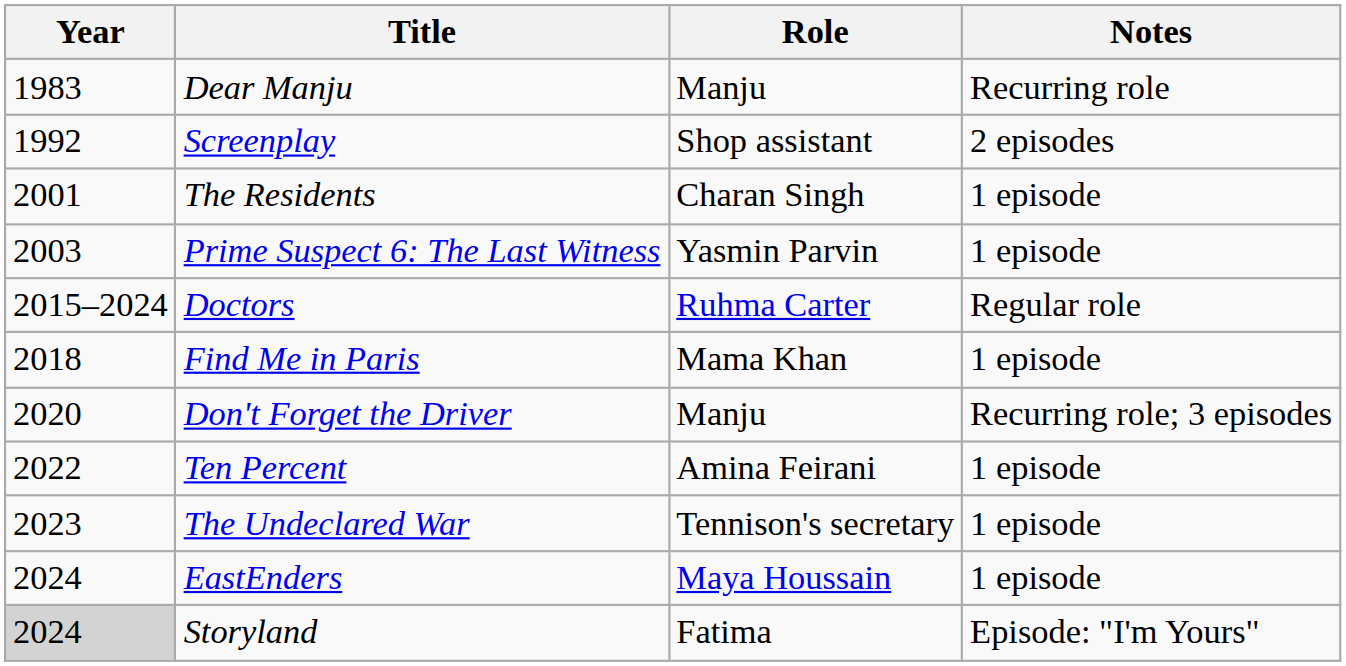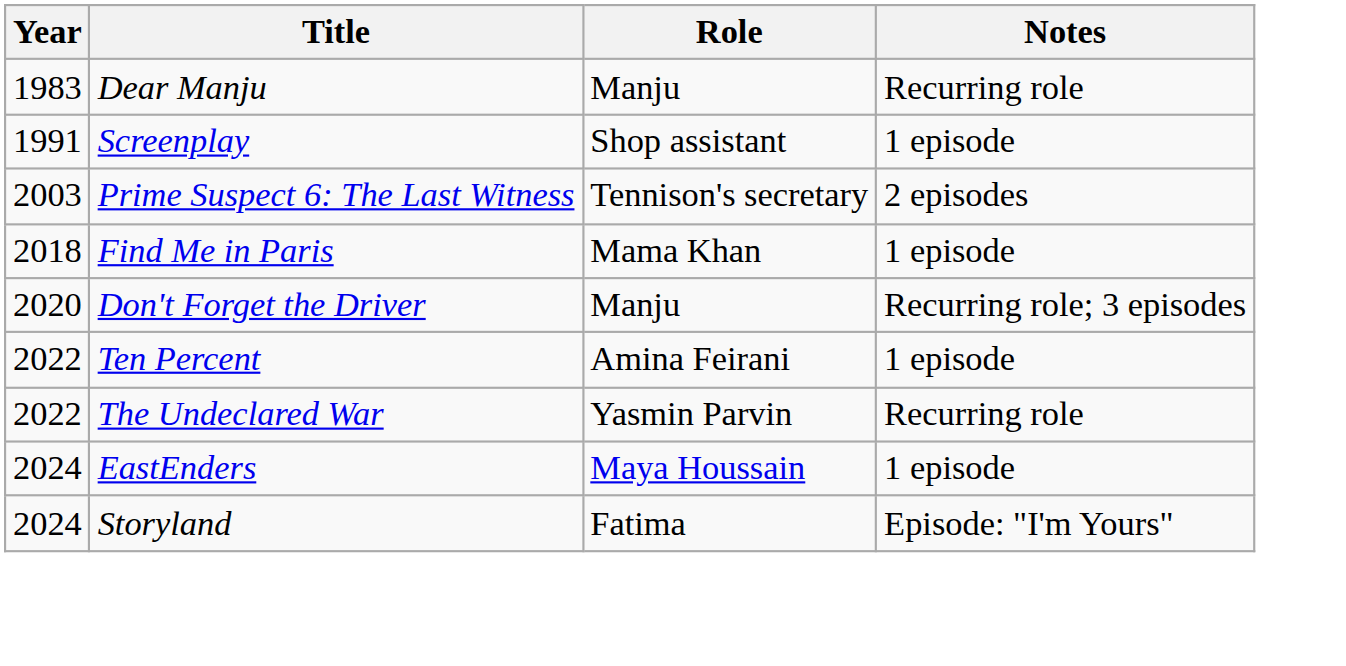(47, 140) 1992 -> (47, 140) 1991
(1042, 140) 2 episodes -> (950, 140) 1 episode
- row: (280, 195)
(777, 250) Yasmin Parvin -> (729, 195) Tennison's secretary
(1036, 250) 1 episode -> (956, 195) 2 episodes
- row: (239, 304)
(47, 522) 2023 -> (47, 413) 2022
(815, 522) Tennison's secretary -> (691, 413) Yasmin Parvin
(1036, 522) 1 episode -> (984, 413) Recurring role
(47, 631) lightgrey background -> (47, 522) no background
